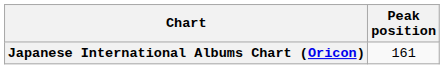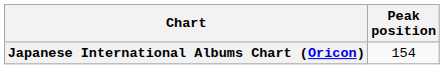(404, 53) 161 -> (404, 53) 154
